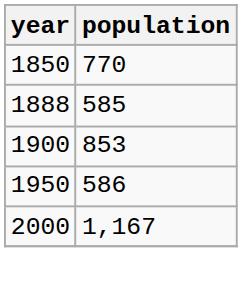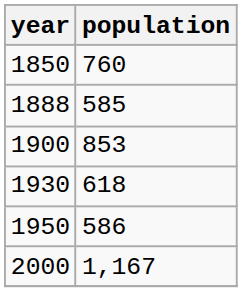(104, 65) 770 -> (104, 65) 760
+ row: (40, 186)
